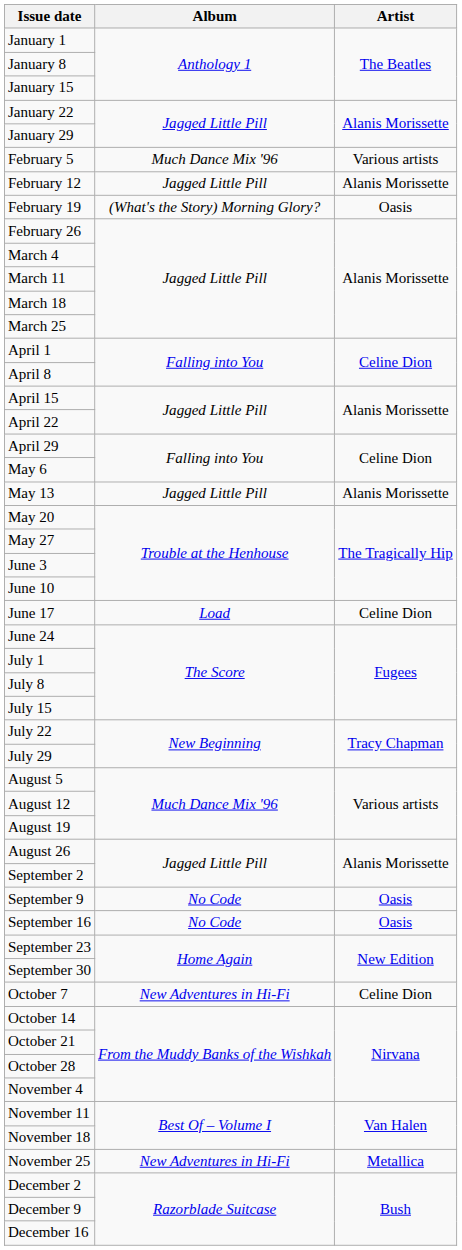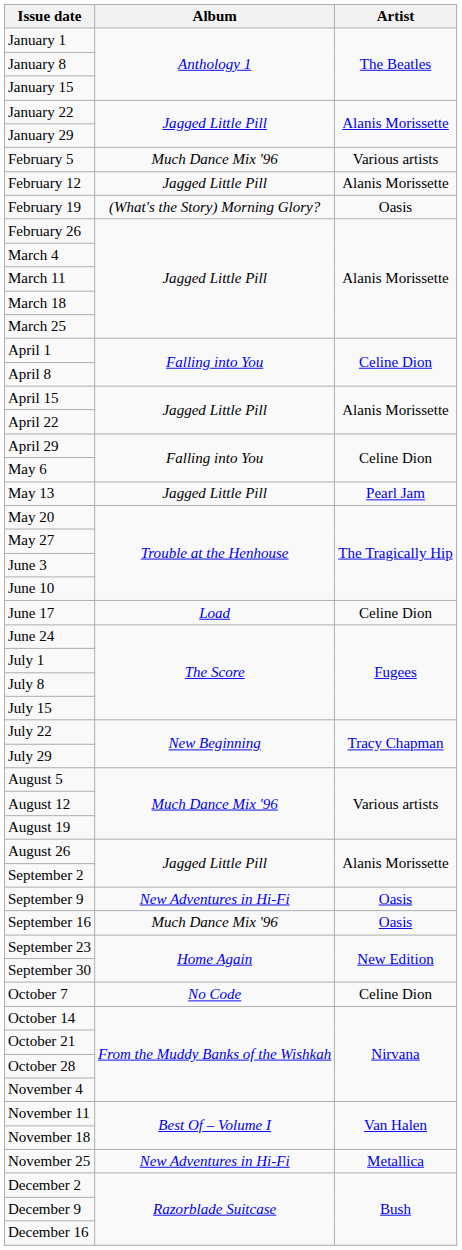(396, 493) Alanis Morissette -> (395, 493) Pearl Jam
(215, 898) No Code -> (215, 898) New Adventures in Hi-Fi
(215, 922) No Code -> (215, 922) Much Dance Mix '96
(215, 994) New Adventures in Hi-Fi -> (215, 994) No Code
